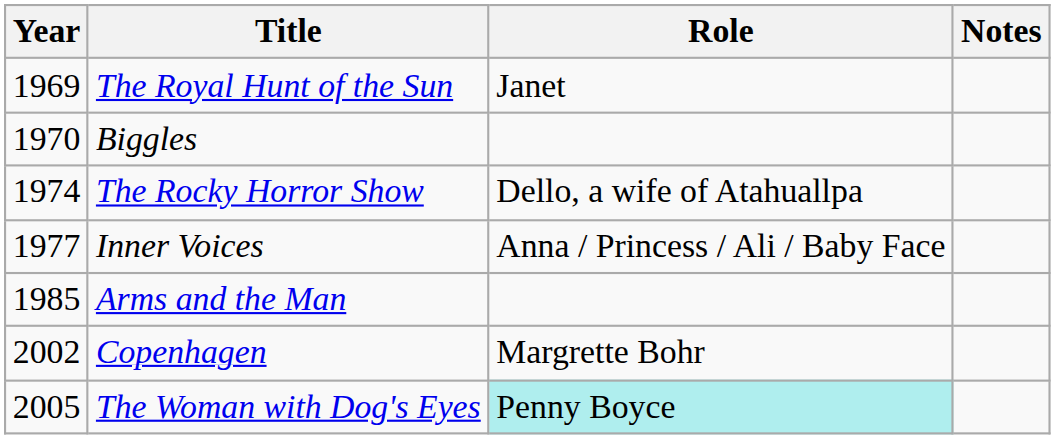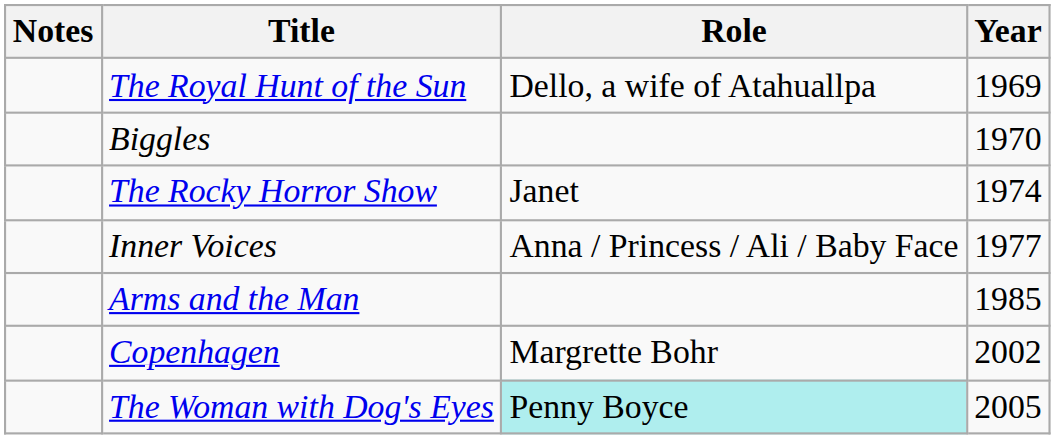columns swapped: (47, 31) <-> (1001, 31)
(531, 84) Janet -> (693, 84) Dello, a wife of Atahuallpa
(680, 191) Dello, a wife of Atahuallpa -> (544, 191) Janet
